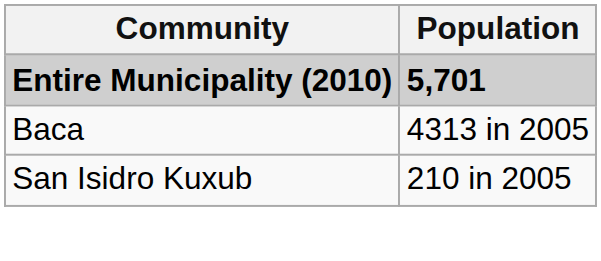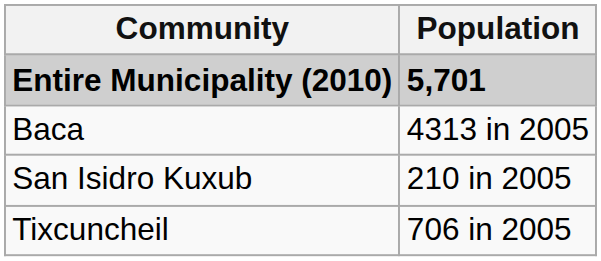+ row: (90, 229)
